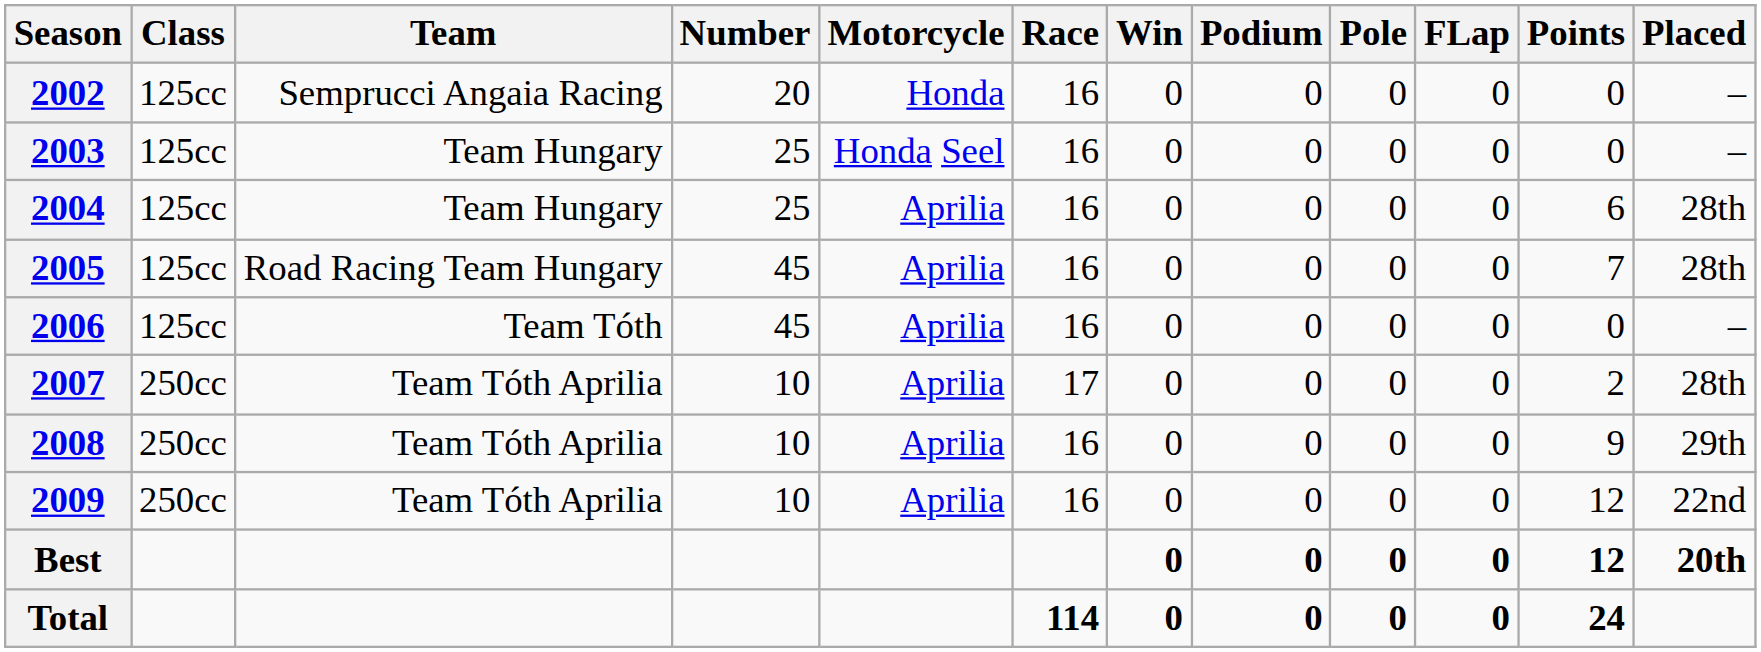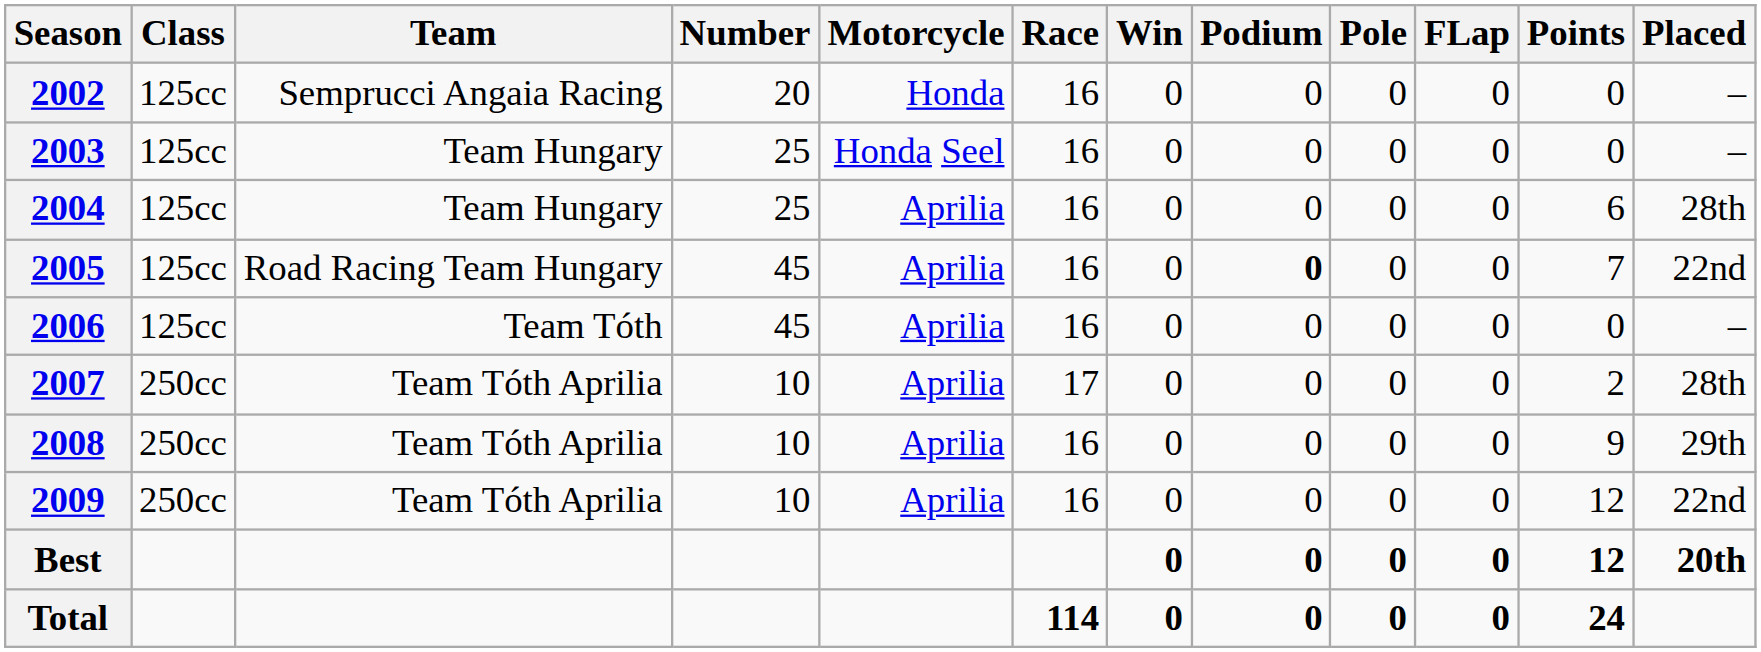(1313, 267) normal -> (1313, 267) bold
(1713, 267) 28th -> (1709, 267) 22nd
